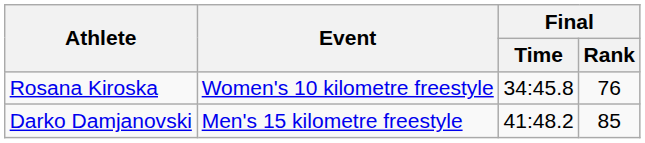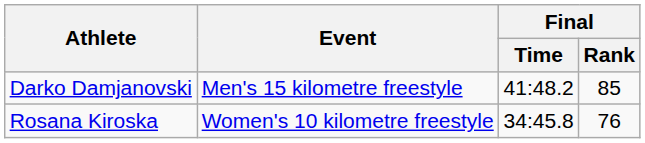rows swapped: (84, 88) <-> (101, 121)
